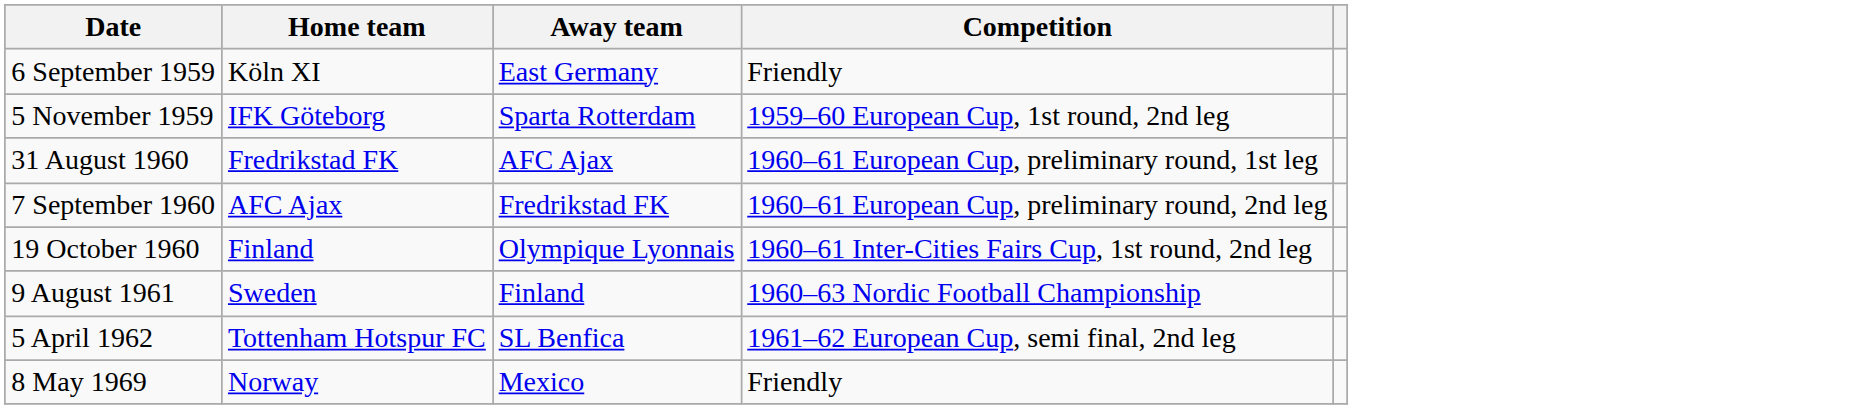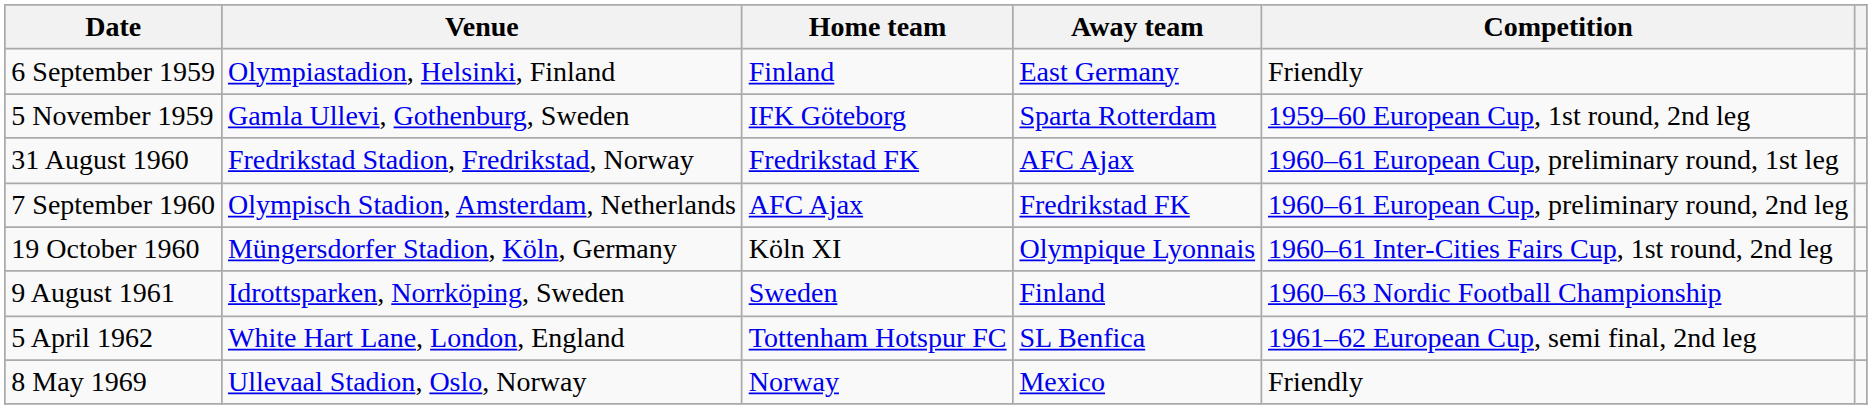+ column: (482, 26)
(274, 71) Köln XI -> (792, 71) Finland
(271, 248) Finland -> (795, 248) Köln XI
